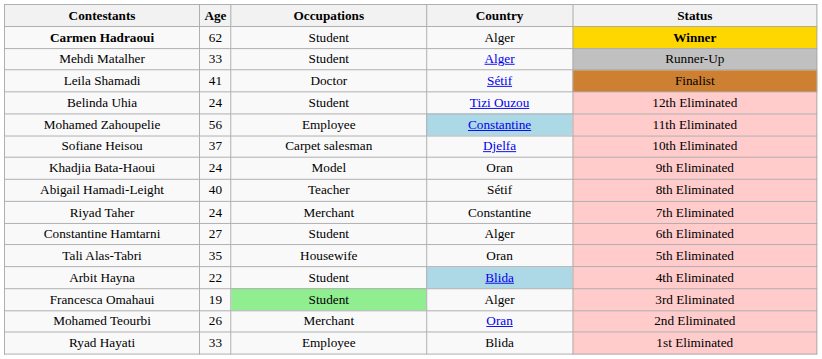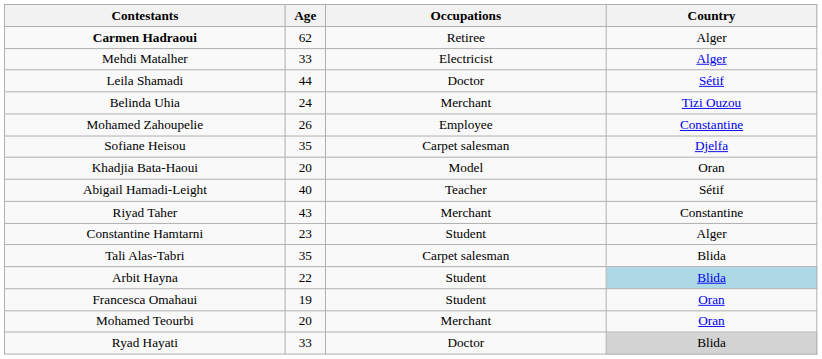- column: (695, 15)
(329, 37) Student -> (466, 37) Retiree
(329, 59) Student -> (466, 59) Electricist
(215, 81) 41 -> (305, 81) 44
(329, 103) Student -> (466, 103) Merchant
(215, 125) 56 -> (305, 125) 26
(500, 125) lightblue background -> (712, 125) no background
(215, 146) 37 -> (305, 146) 35
(215, 168) 24 -> (305, 168) 20
(215, 212) 24 -> (305, 212) 43
(215, 234) 27 -> (305, 234) 23
(329, 256) Housewife -> (466, 256) Carpet salesman
(500, 256) Oran -> (712, 256) Blida
(329, 299) lightgreen background -> (466, 299) no background
(500, 299) Alger -> (712, 299) Oran
(215, 321) 26 -> (305, 321) 20
(329, 343) Employee -> (466, 343) Doctor
(500, 343) no background -> (712, 343) lightgrey background
